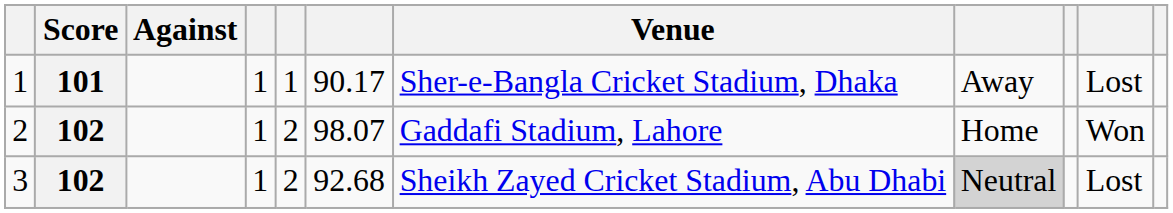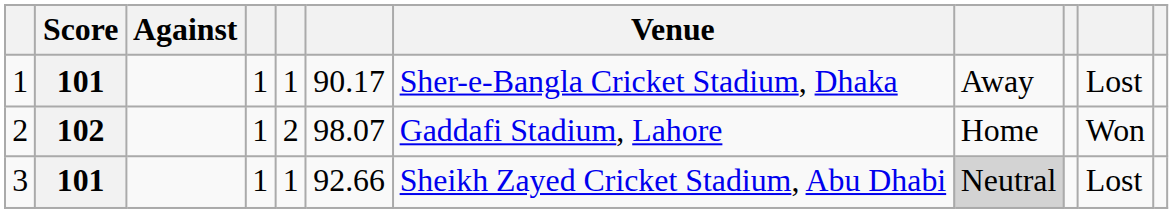(81, 181) 102 -> (81, 181) 101
(291, 181) 2 -> (291, 181) 1
(349, 181) 92.68 -> (349, 181) 92.66
